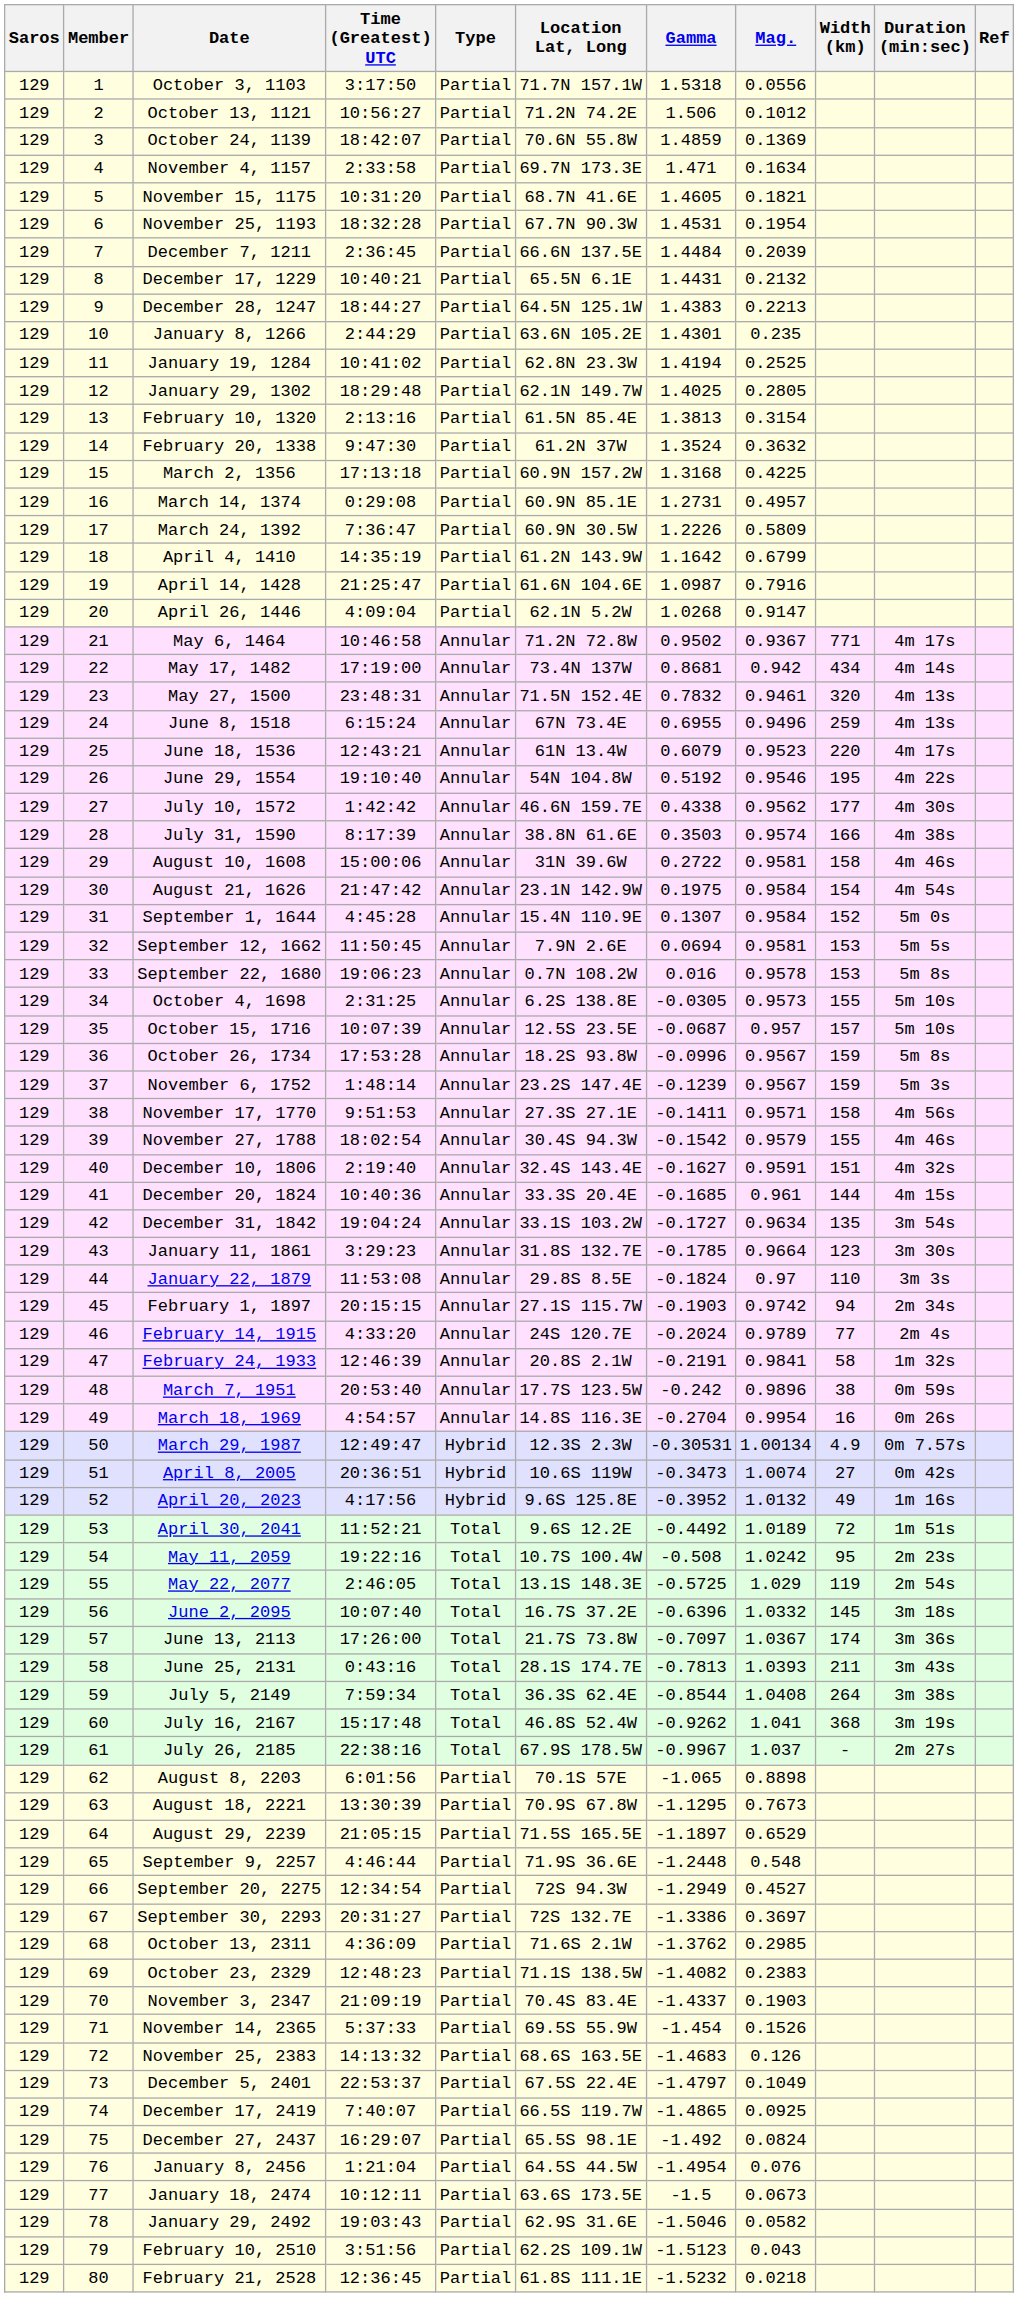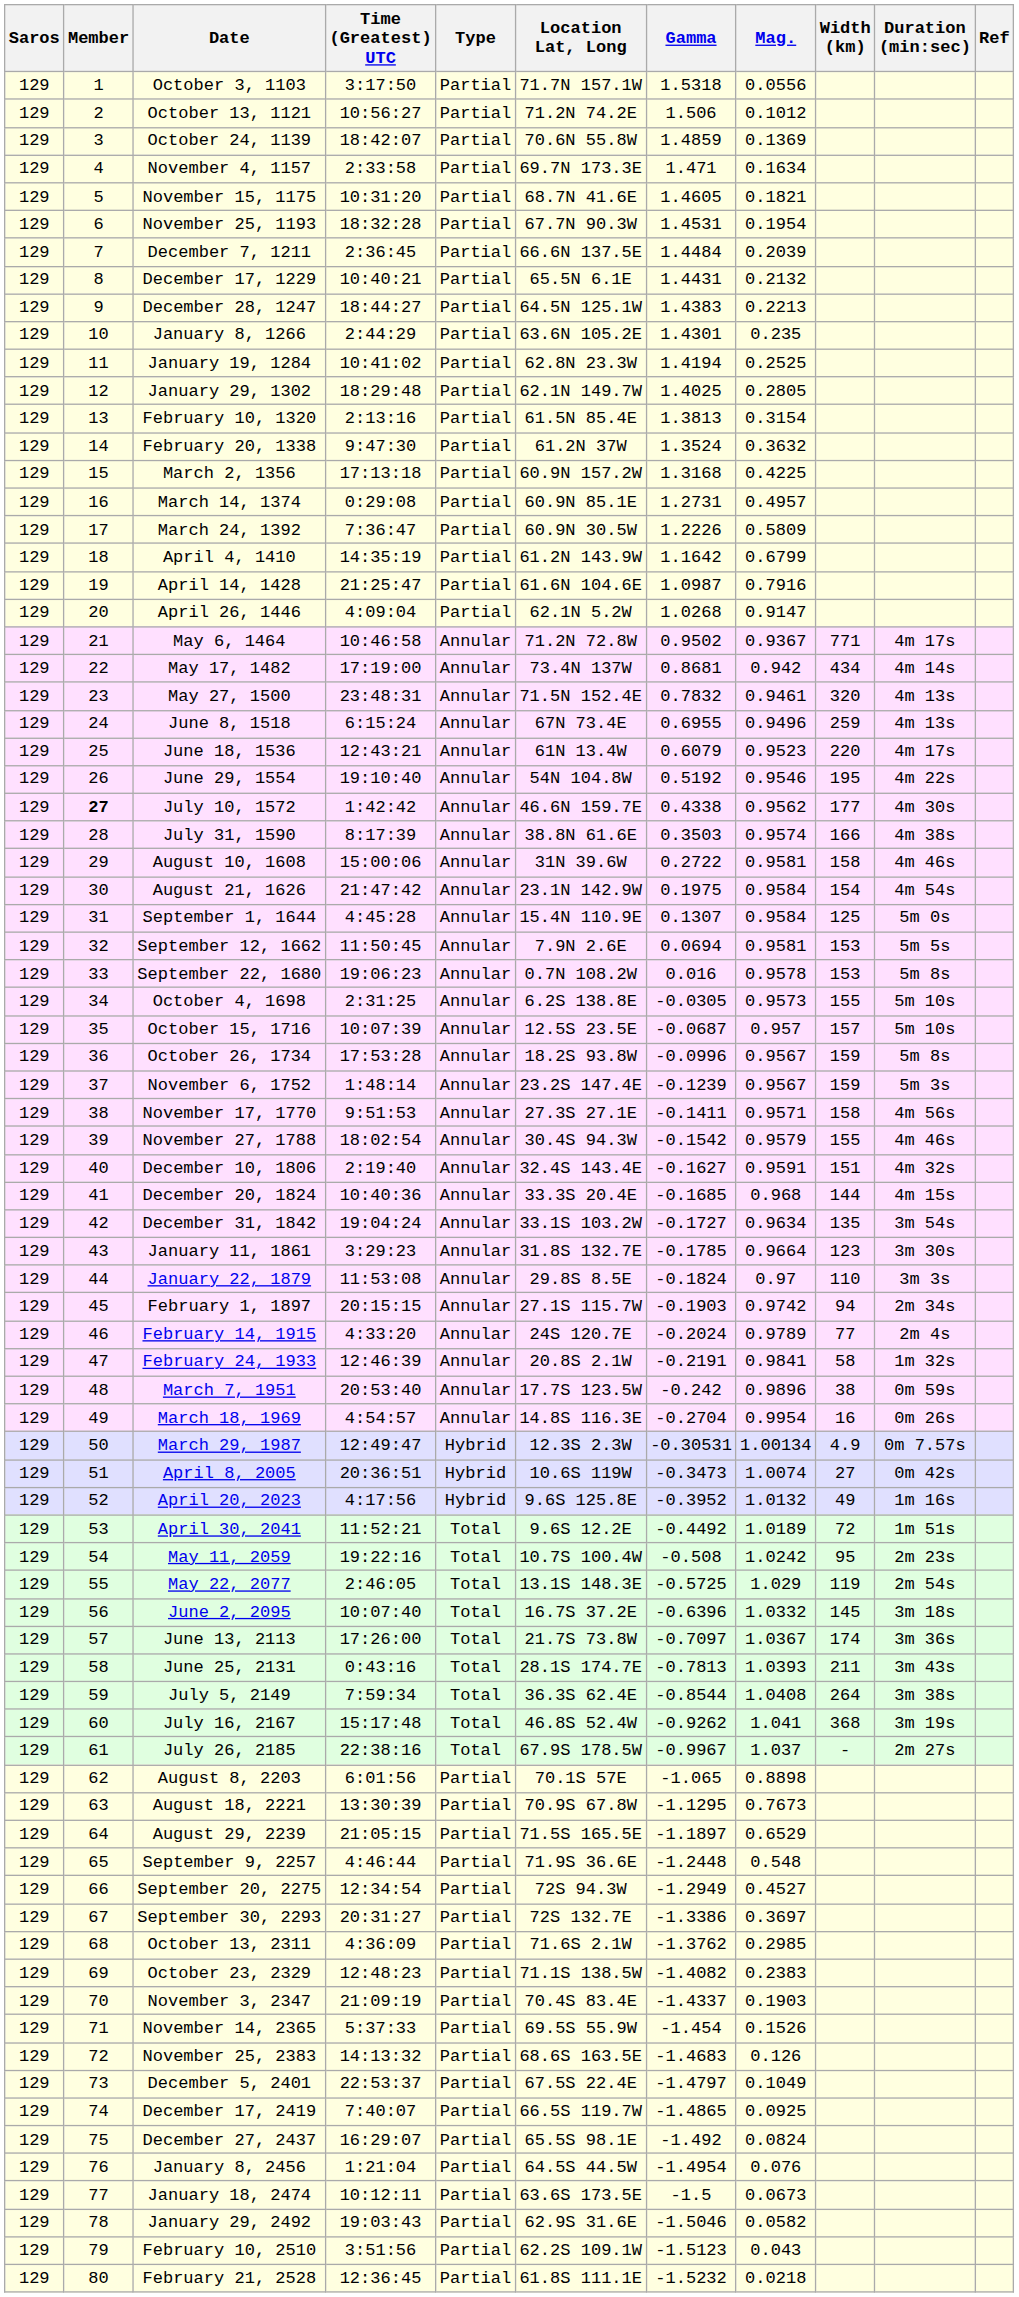(99, 807) normal -> (99, 807) bold
(845, 918) 152 -> (845, 918) 125
(776, 1196) 0.961 -> (776, 1196) 0.968
